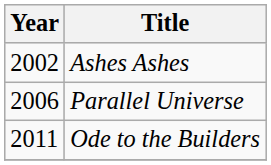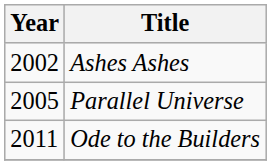(35, 100) 2006 -> (35, 100) 2005
